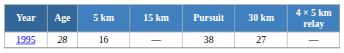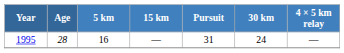(209, 40) 38 -> (209, 40) 31
(261, 40) 27 -> (261, 40) 24
